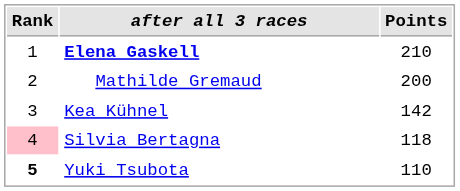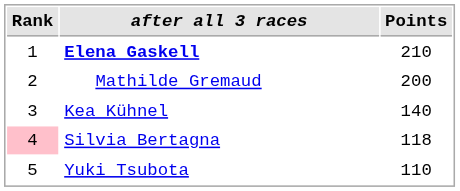(416, 111) 142 -> (416, 111) 140
(33, 170) bold -> (33, 170) normal
